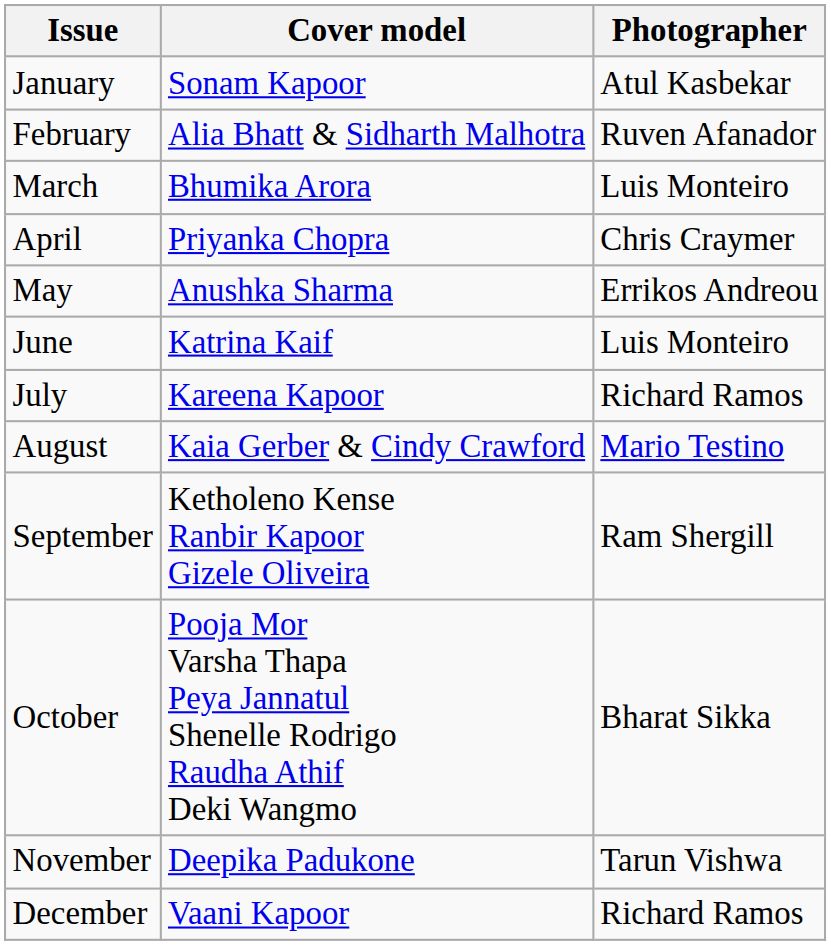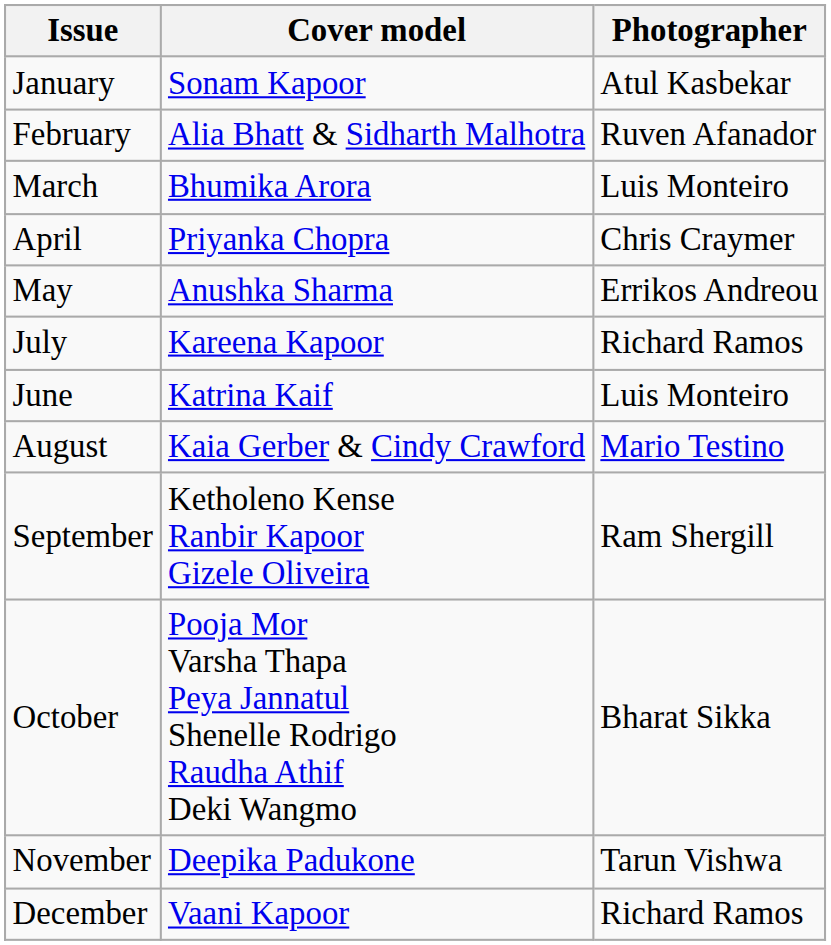rows swapped: (43, 342) <-> (40, 394)
